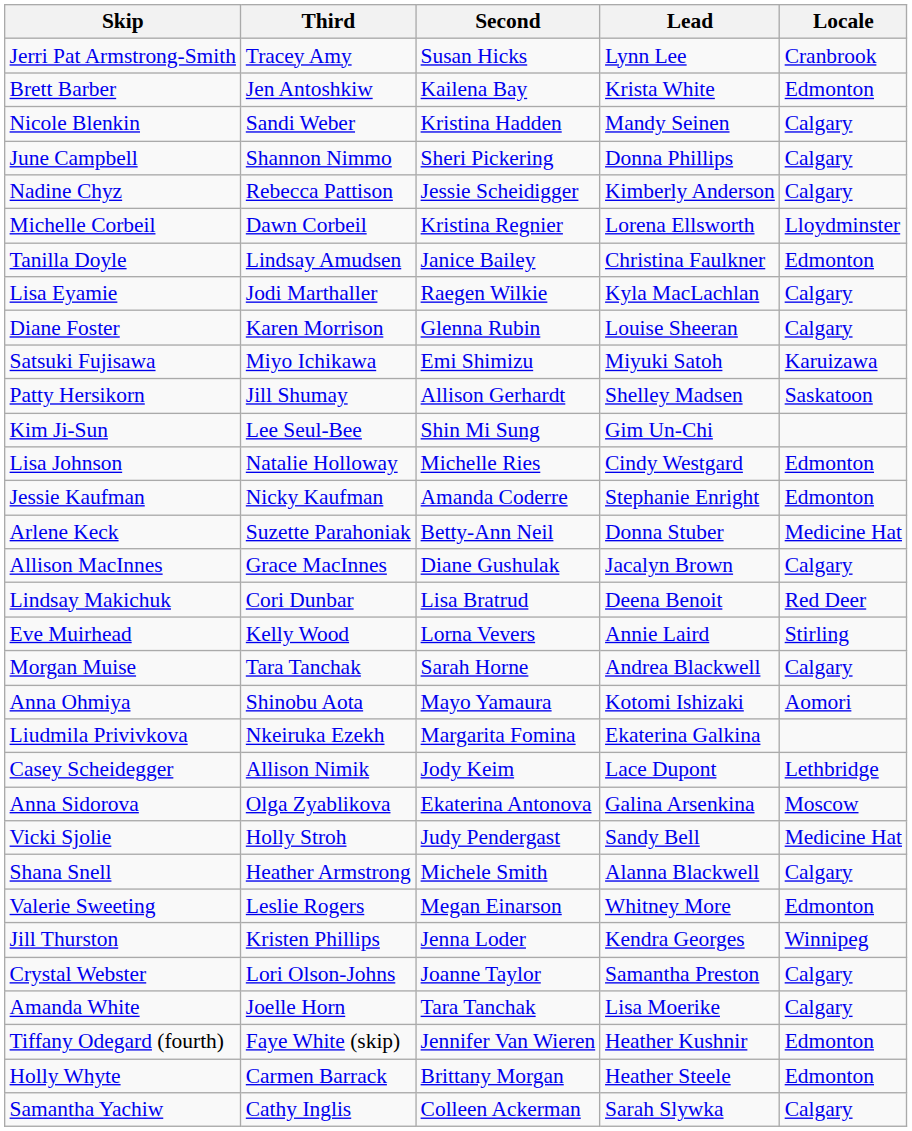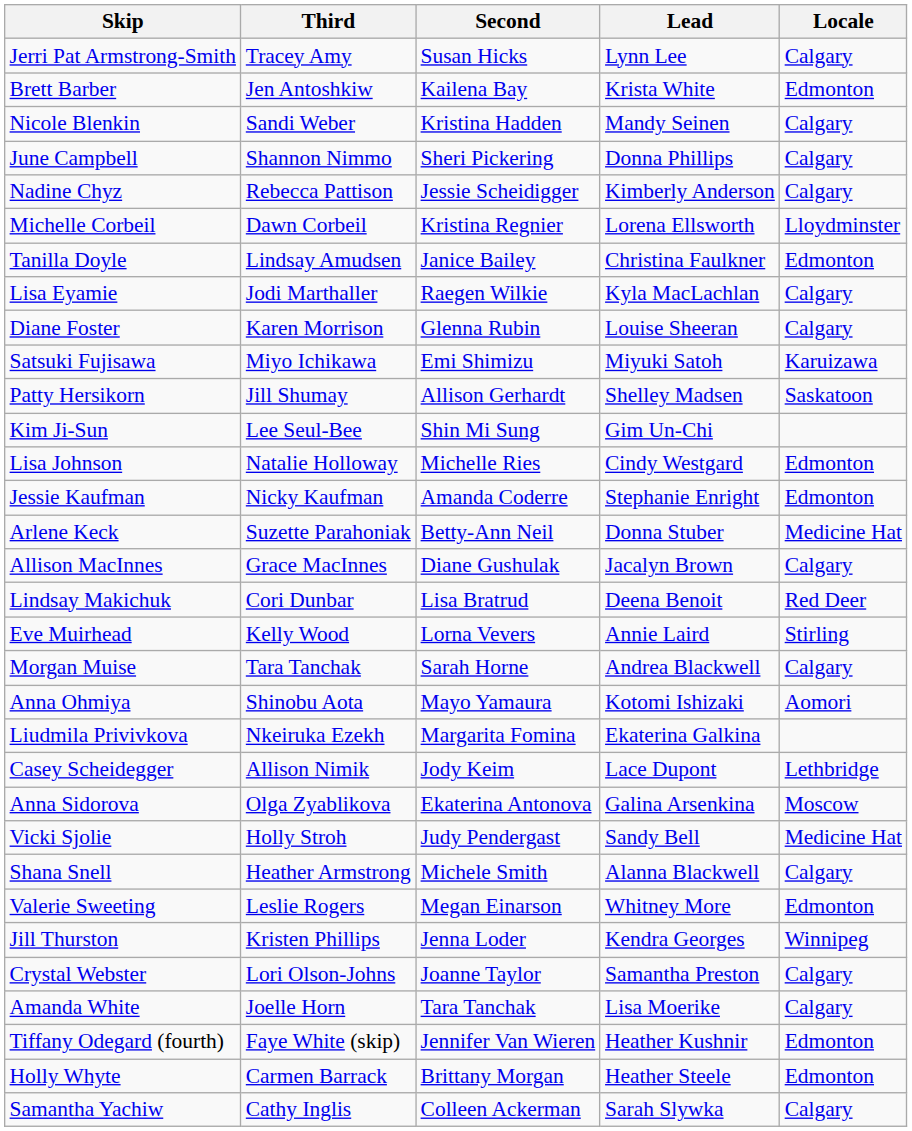(831, 55) Cranbrook -> (819, 55) Calgary
